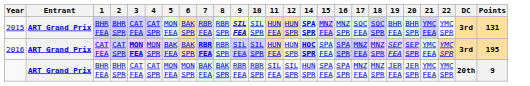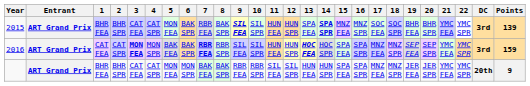+ column: (309, 11)
(222, 28) RBR SPR -> (222, 28) BAK SPR
(492, 28) 131 -> (510, 28) 139
(309, 49) bold -> (326, 49) normal
(492, 49) 195 -> (510, 49) 159
